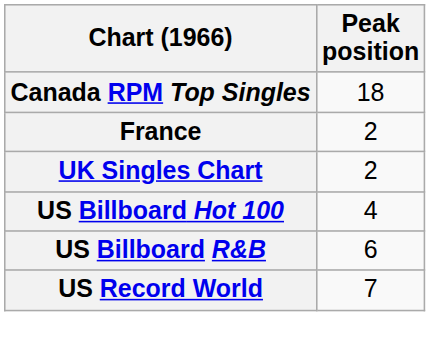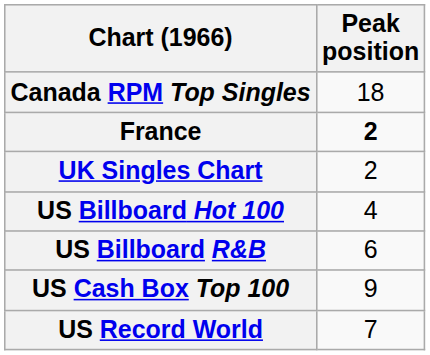(371, 131) normal -> (371, 131) bold
+ row: (161, 289)
